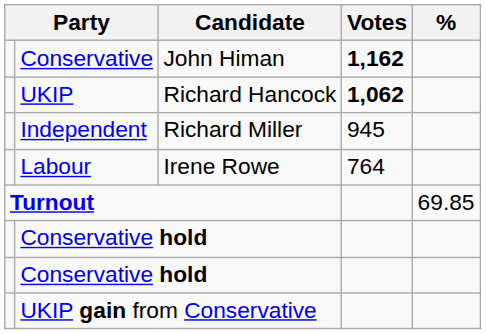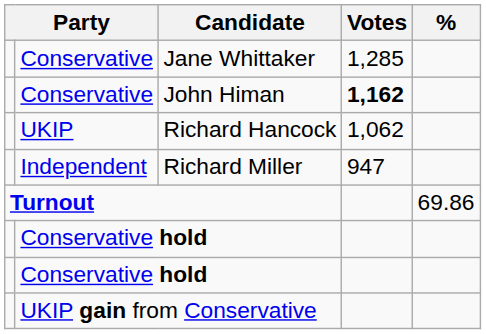+ row: (87, 58)
(375, 94) bold -> (375, 130) normal
(366, 130) 945 -> (366, 166) 947
- row: (56, 166)
(446, 202) 69.85 -> (446, 202) 69.86
